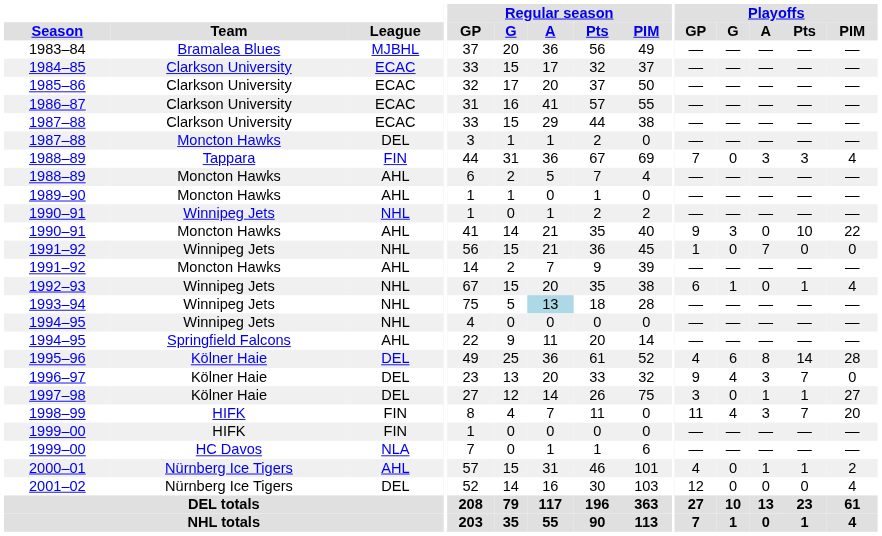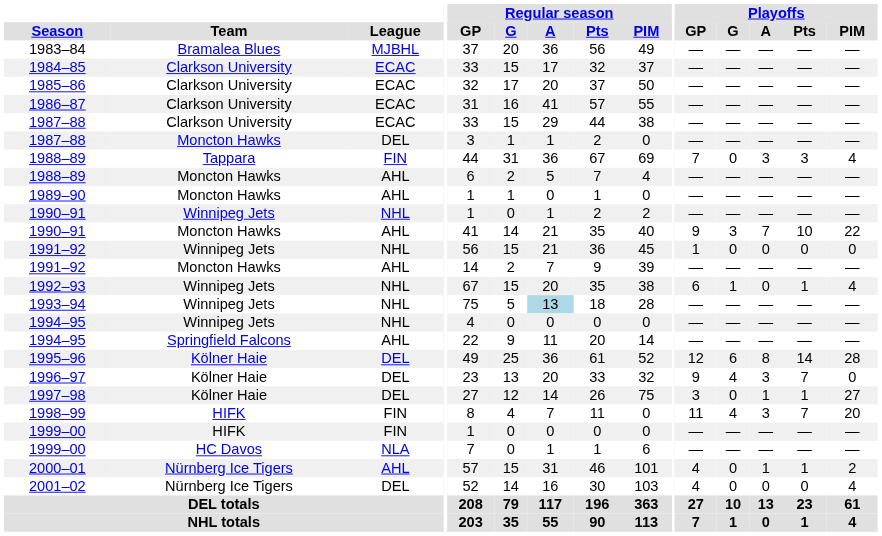(766, 231) 0 -> (766, 231) 7
(766, 249) 7 -> (766, 249) 0
(696, 358) 4 -> (696, 358) 12
(696, 486) 12 -> (696, 486) 4
